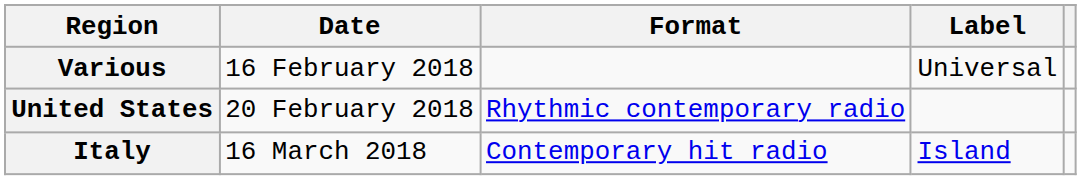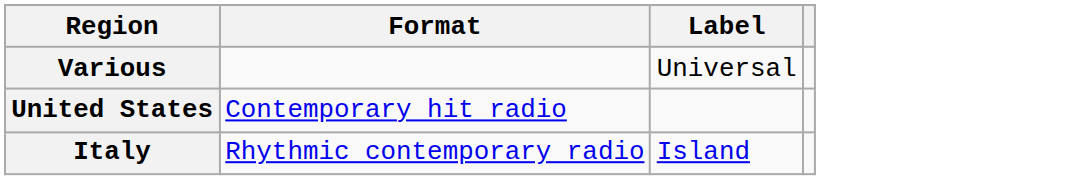- column: (349, 26)
(696, 110) Rhythmic contemporary radio -> (396, 110) Contemporary hit radio
(657, 153) Contemporary hit radio -> (435, 153) Rhythmic contemporary radio
